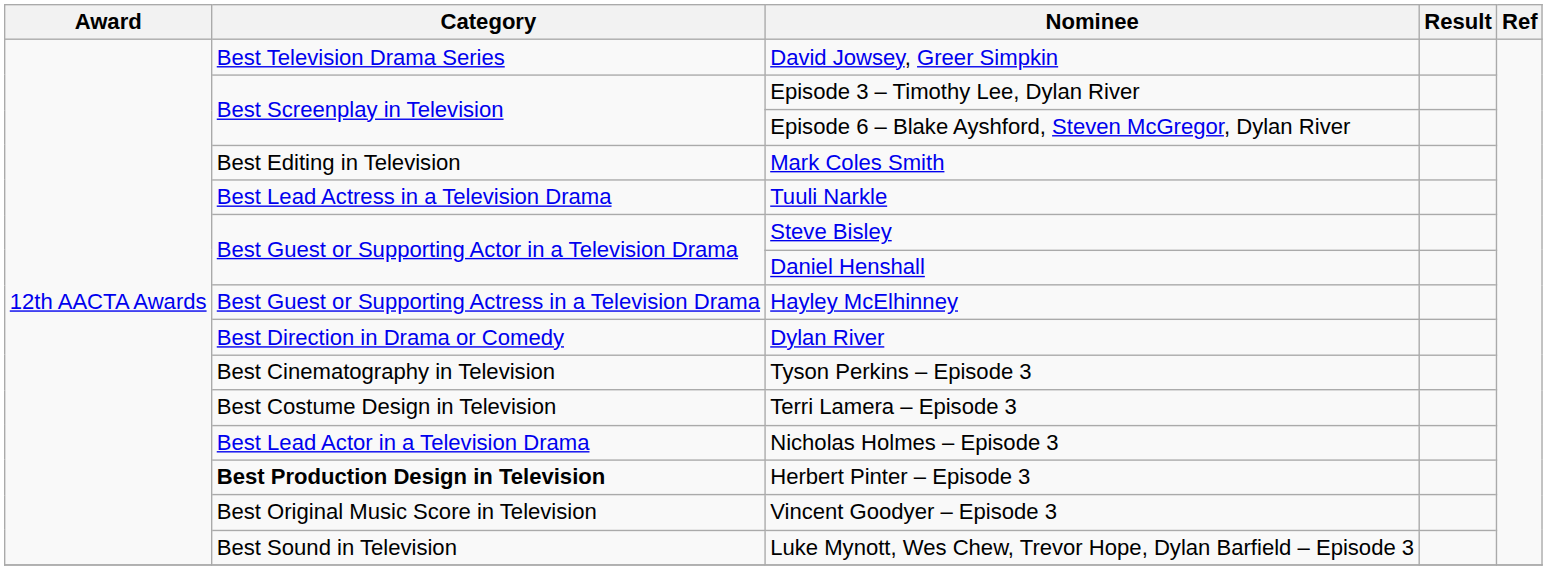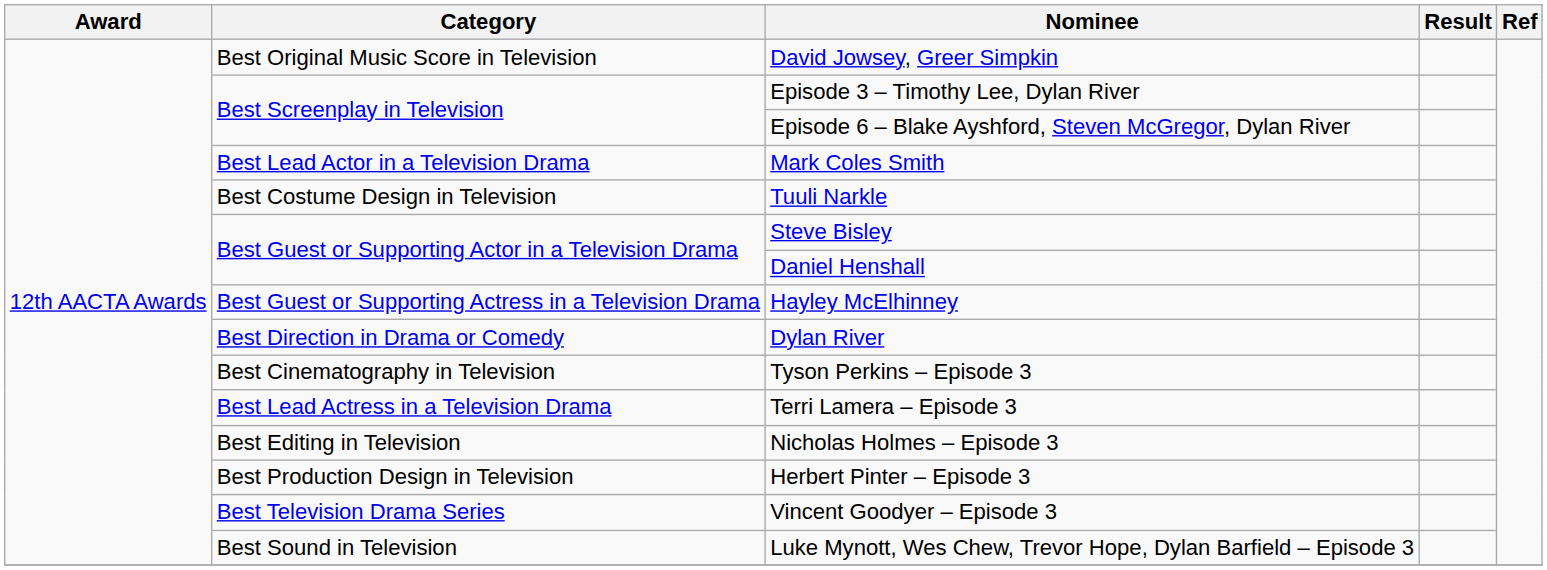(361, 57) Best Television Drama Series -> (407, 57) Best Original Music Score in Television
(339, 162) Best Editing in Television -> (403, 162) Best Lead Actor in a Television Drama
(414, 197) Best Lead Actress in a Television Drama -> (387, 197) Best Costume Design in Television
(387, 407) Best Costume Design in Television -> (414, 407) Best Lead Actress in a Television Drama
(403, 442) Best Lead Actor in a Television Drama -> (339, 442) Best Editing in Television
(411, 477) bold -> (395, 477) normal
(407, 512) Best Original Music Score in Television -> (361, 512) Best Television Drama Series
